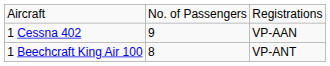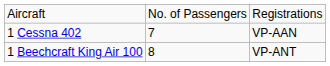(151, 33) 9 -> (151, 33) 7
